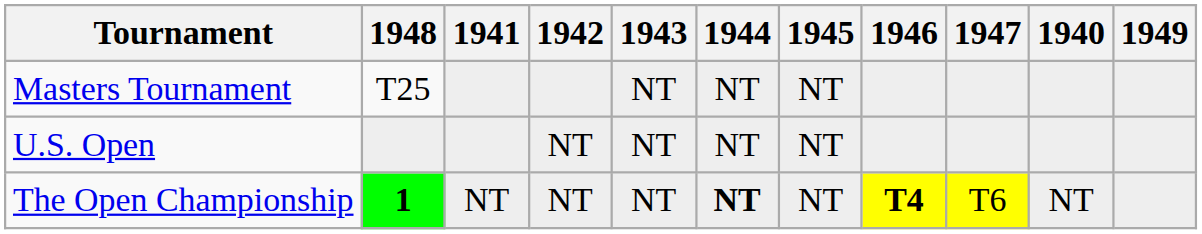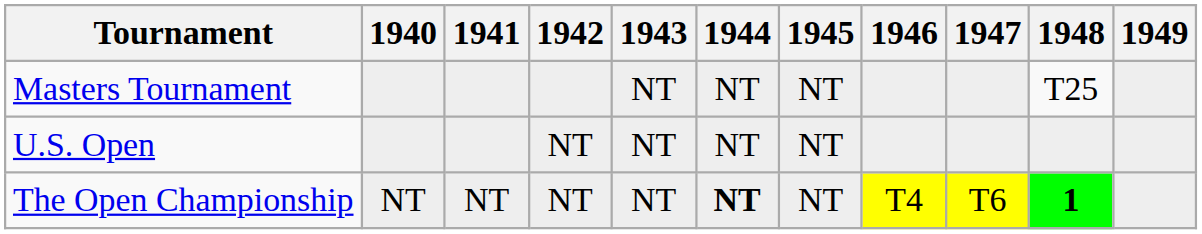columns swapped: (1071, 32) <-> (403, 32)
(904, 200) bold -> (904, 200) normal
